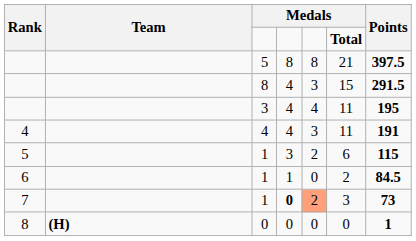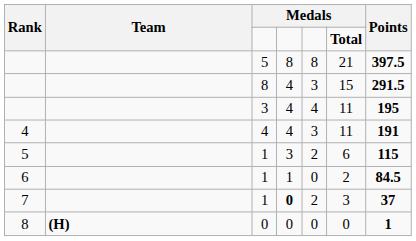(314, 200) lightsalmon background -> (314, 200) no background
(388, 200) 73 -> (388, 200) 37
